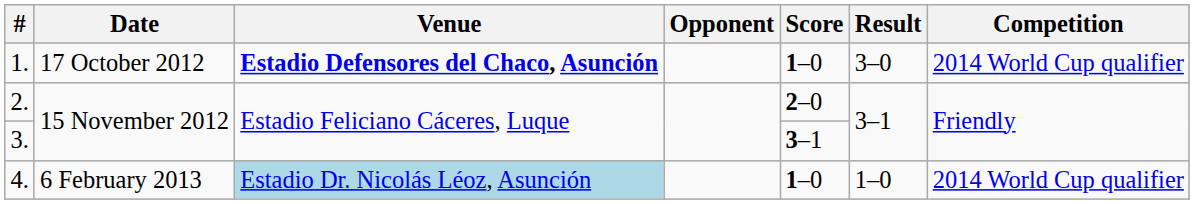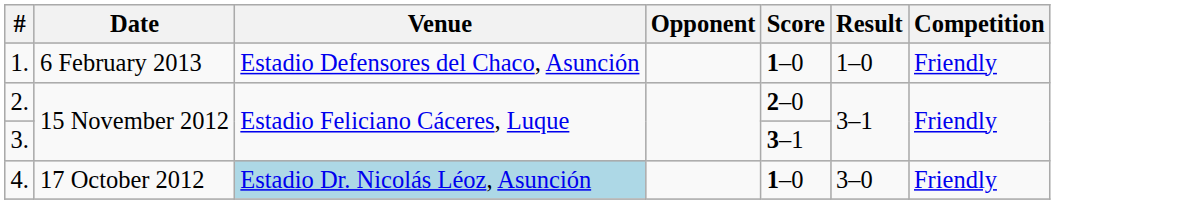(122, 62) 17 October 2012 -> (121, 62) 6 February 2013
(449, 62) bold -> (440, 62) normal
(873, 62) 3–0 -> (854, 62) 1–0
(1058, 62) 2014 World Cup qualifier -> (955, 62) Friendly
(121, 179) 6 February 2013 -> (122, 179) 17 October 2012
(873, 179) 1–0 -> (854, 179) 3–0
(1058, 179) 2014 World Cup qualifier -> (955, 179) Friendly
